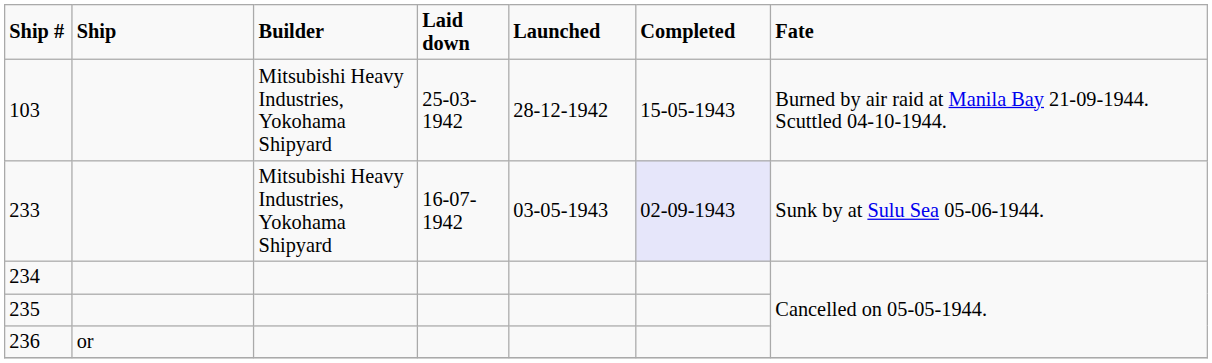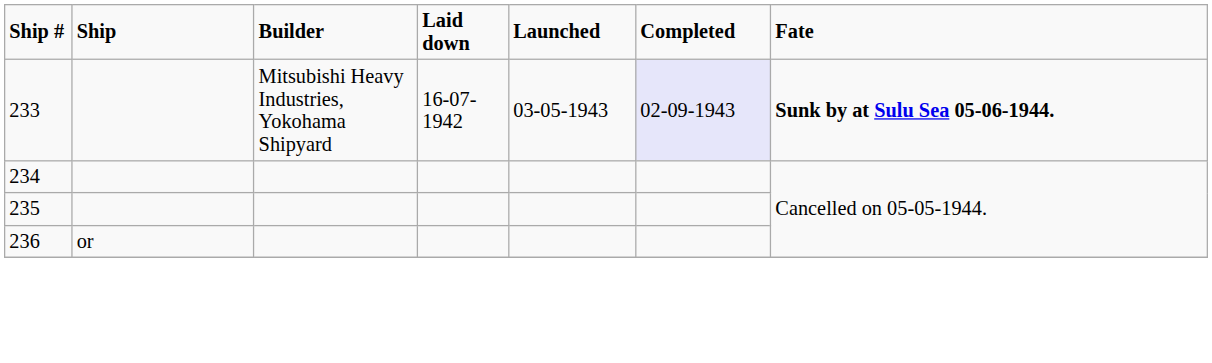- row: (25, 109)
(910, 210) normal -> (915, 109) bold
